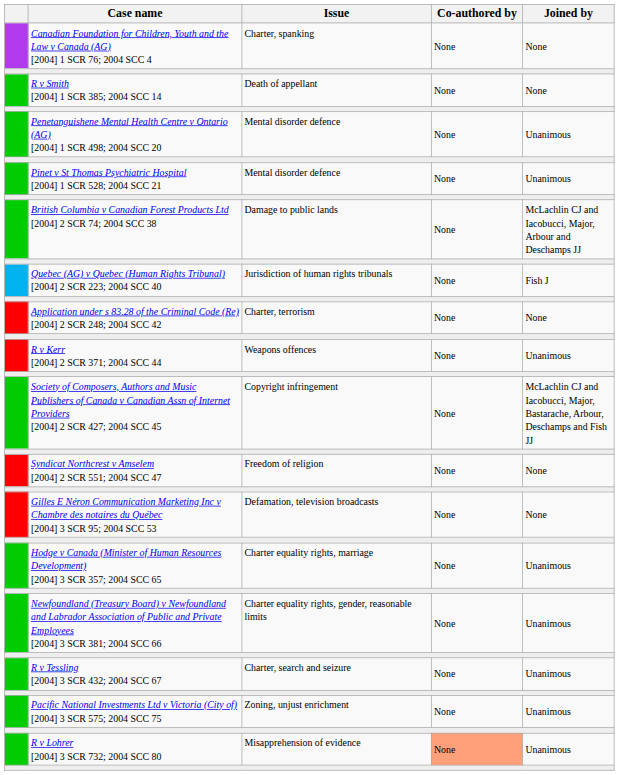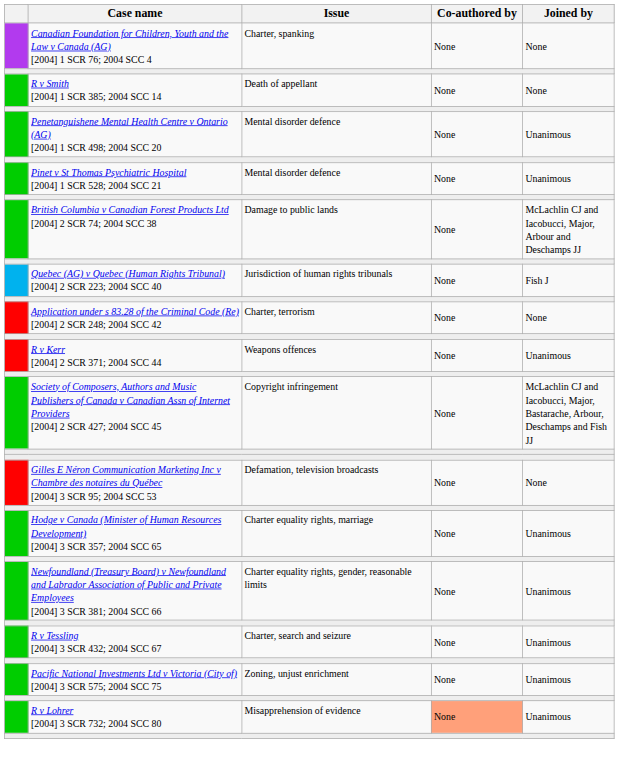- row: (96, 471)
